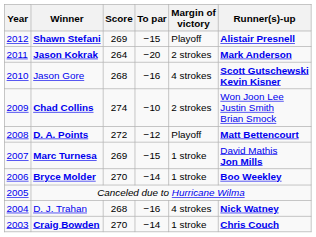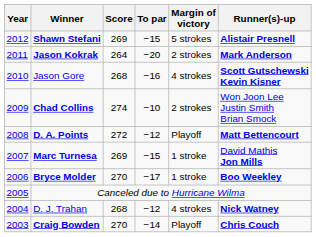(186, 39) Playoff -> (191, 39) 5 strokes
(152, 177) −14 -> (152, 177) −17
(152, 208) −16 -> (152, 208) −12
(189, 224) 1 stroke -> (186, 224) Playoff
